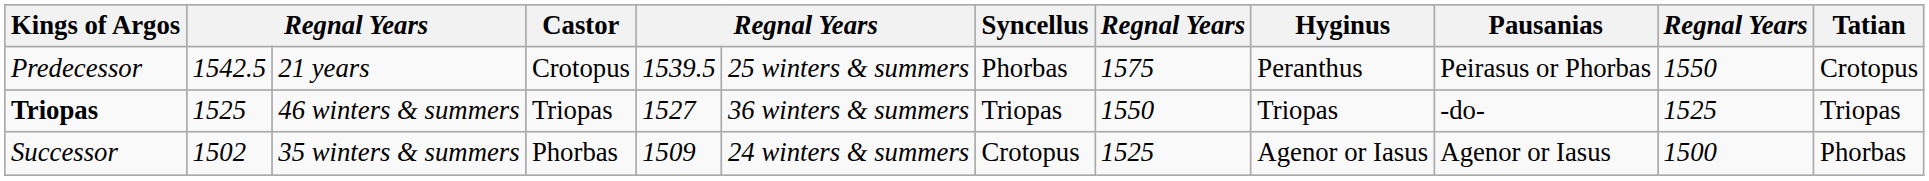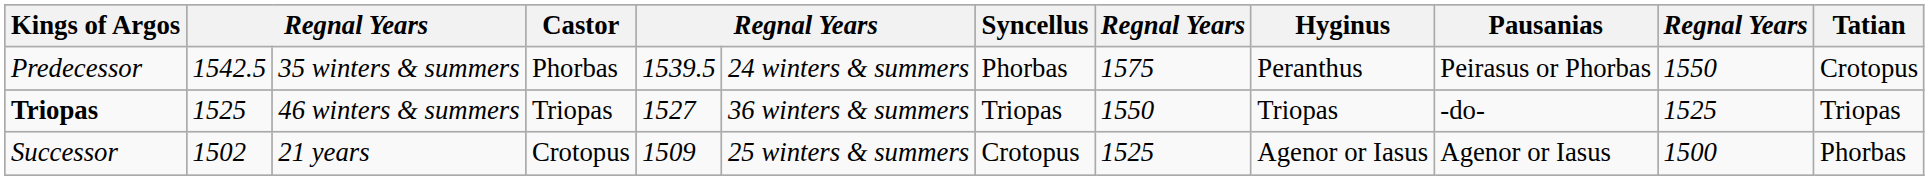(324, 68) 21 years -> (399, 68) 35 winters & summers
(581, 68) Crotopus -> (575, 68) Phorbas
(849, 68) 25 winters & summers -> (849, 68) 24 winters & summers
(399, 152) 35 winters & summers -> (324, 152) 21 years
(575, 152) Phorbas -> (581, 152) Crotopus
(849, 152) 24 winters & summers -> (849, 152) 25 winters & summers
